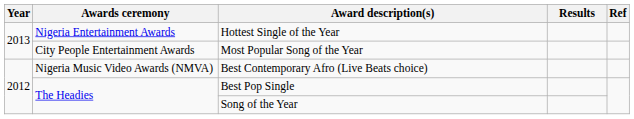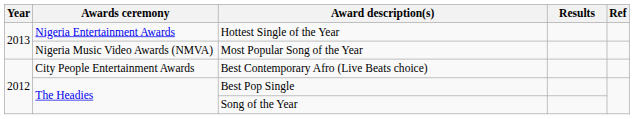(115, 50) City People Entertainment Awards -> (124, 50) Nigeria Music Video Awards (NMVA)
(124, 68) Nigeria Music Video Awards (NMVA) -> (115, 68) City People Entertainment Awards
